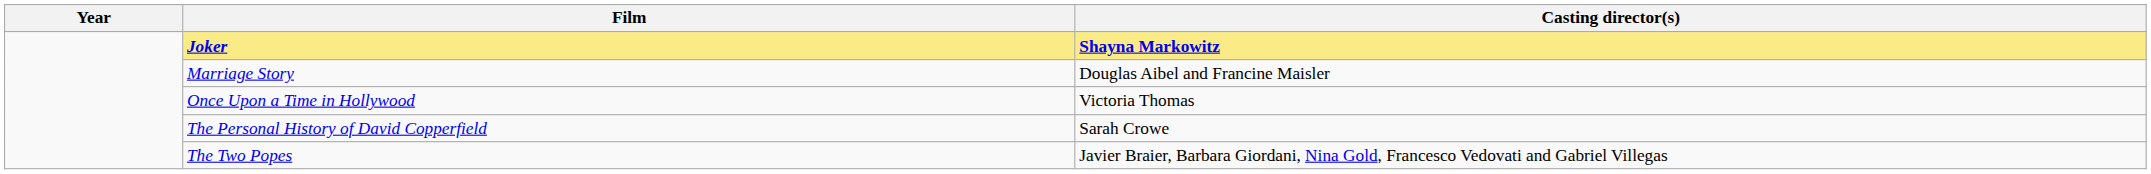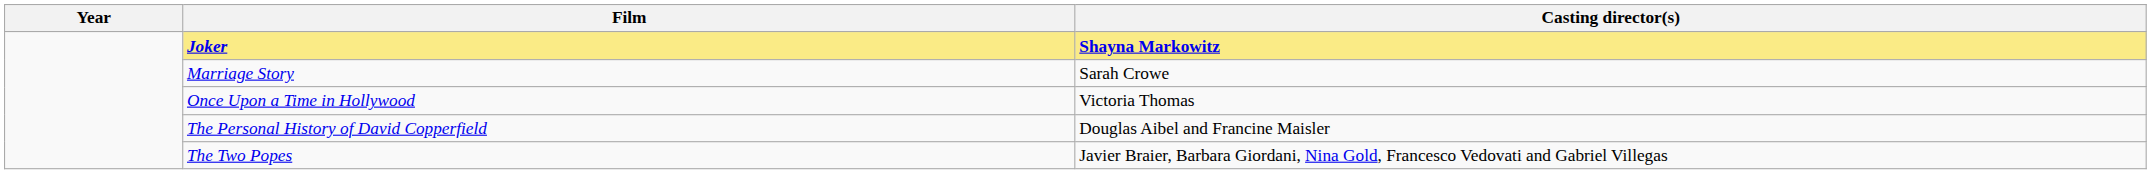(1205, 73) Douglas Aibel and Francine Maisler -> (1124, 73) Sarah Crowe
(1124, 127) Sarah Crowe -> (1205, 127) Douglas Aibel and Francine Maisler
